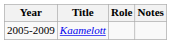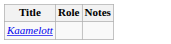- column: (31, 13)
